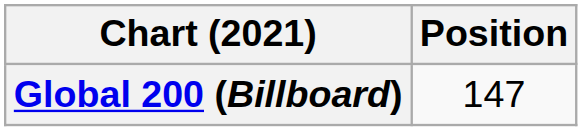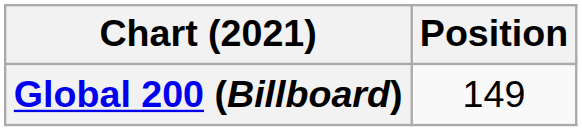(494, 93) 147 -> (494, 93) 149
